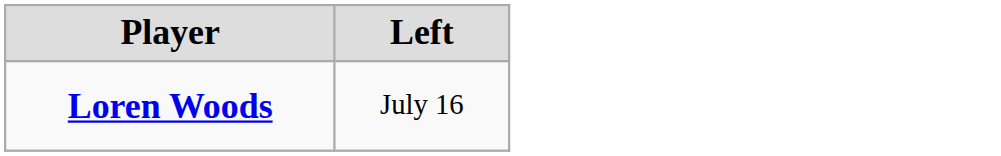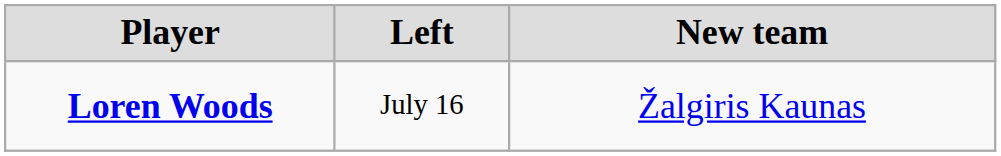+ column: (752, 32)
